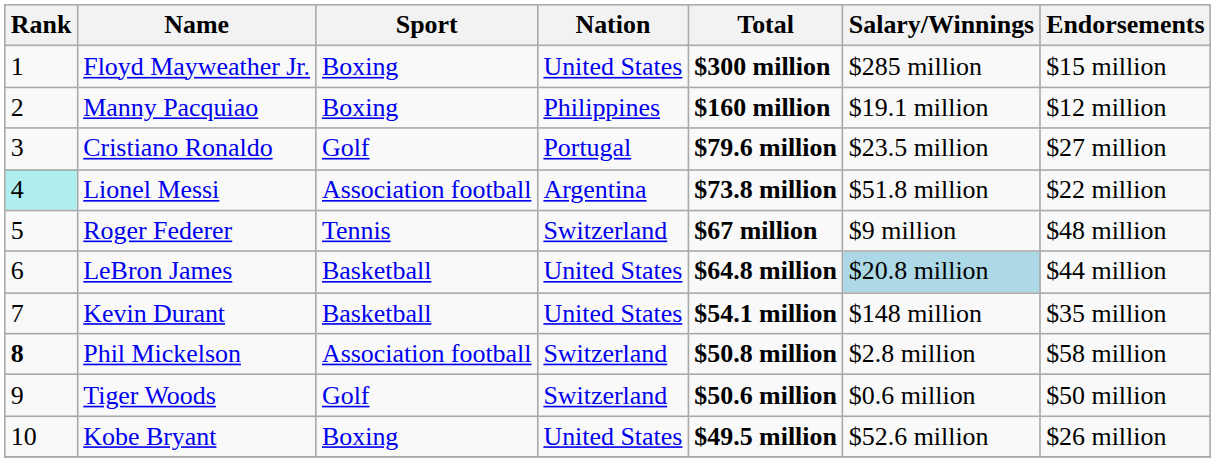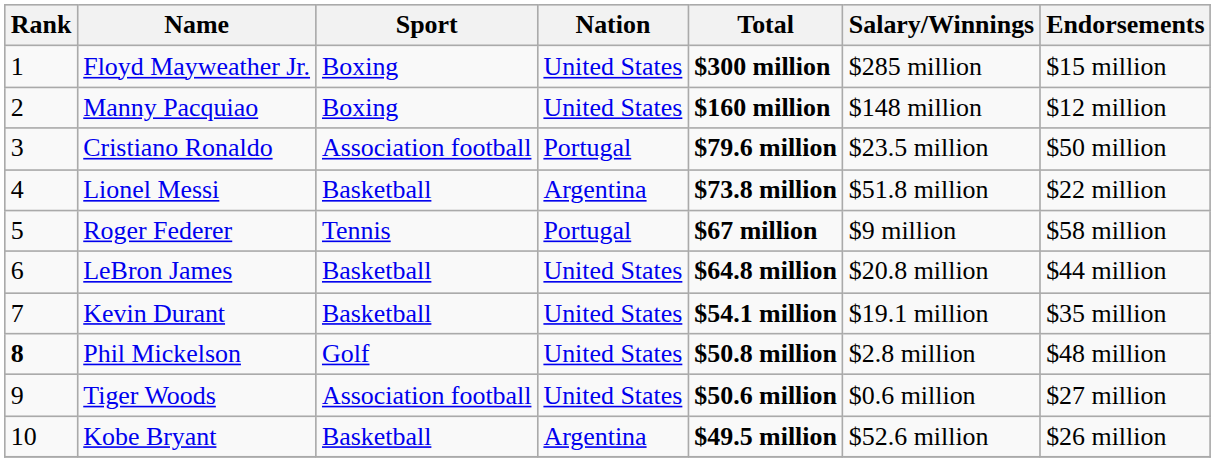(602, 107) Philippines -> (613, 107) United States
(919, 107) $19.1 million -> (915, 107) $148 million
(346, 148) Golf -> (427, 148) Association football
(1106, 148) $27 million -> (1106, 148) $50 million
(17, 189) paleturquoise background -> (17, 189) no background
(427, 189) Association football -> (377, 189) Basketball
(605, 230) Switzerland -> (587, 230) Portugal
(1106, 230) $48 million -> (1106, 230) $58 million
(919, 271) lightblue background -> (919, 271) no background
(915, 312) $148 million -> (919, 312) $19.1 million
(427, 353) Association football -> (346, 353) Golf
(605, 353) Switzerland -> (613, 353) United States
(1106, 353) $58 million -> (1106, 353) $48 million
(346, 395) Golf -> (427, 395) Association football
(605, 395) Switzerland -> (613, 395) United States
(1106, 395) $50 million -> (1106, 395) $27 million
(360, 436) Boxing -> (377, 436) Basketball
(613, 436) United States -> (595, 436) Argentina
